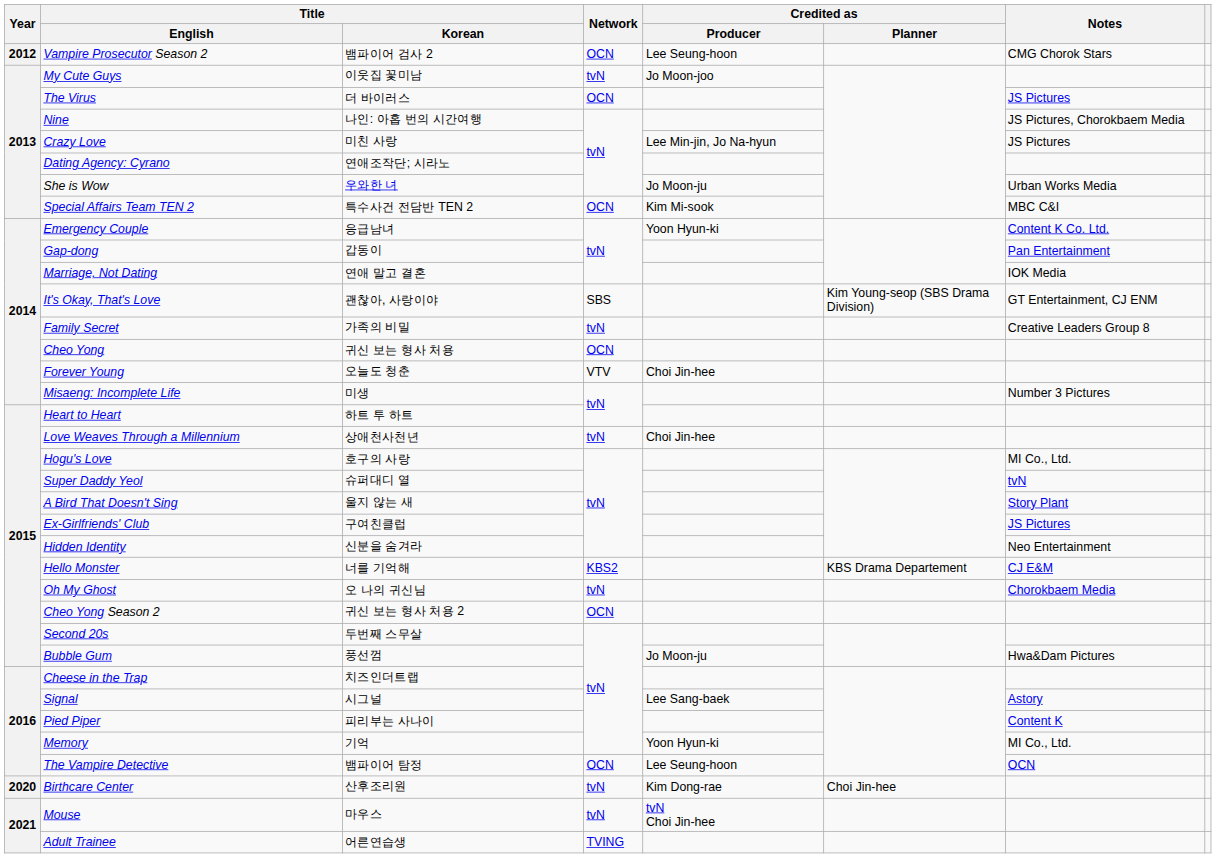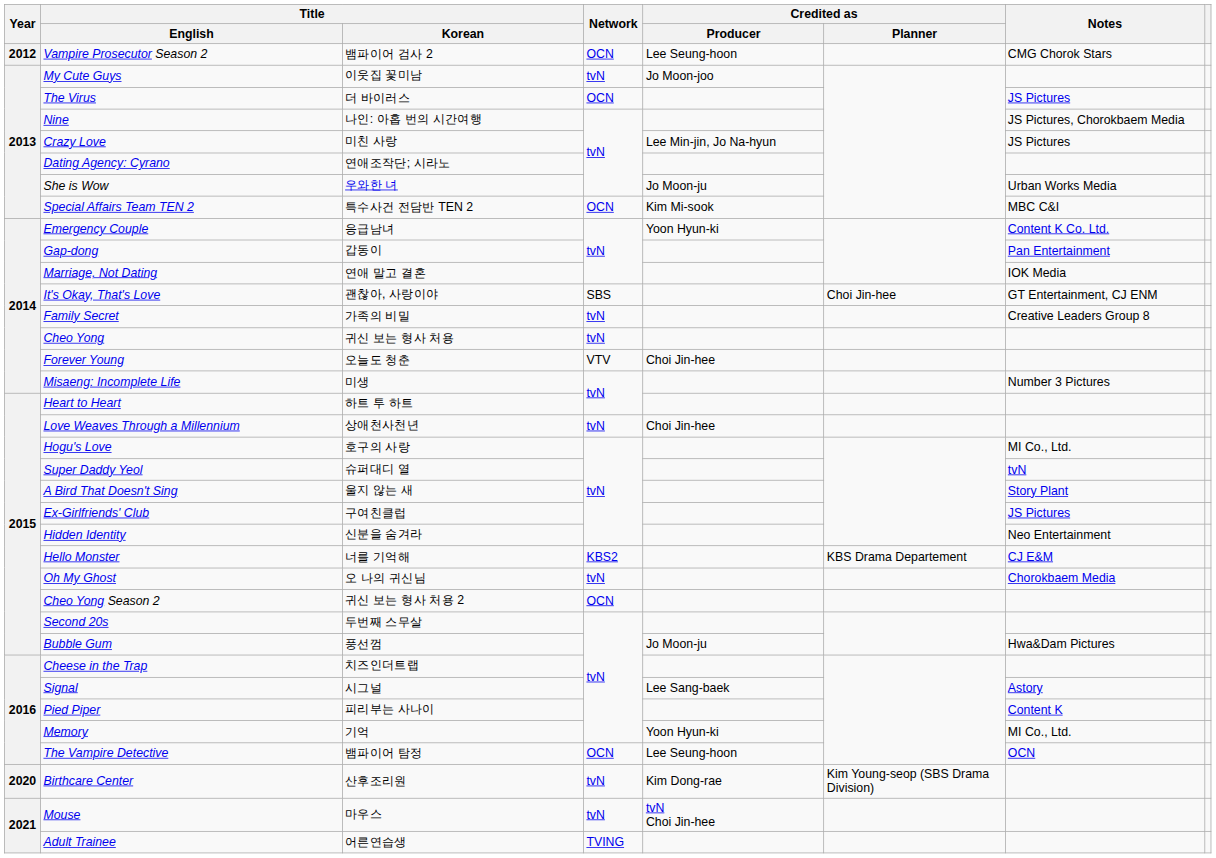(908, 300) Kim Young-seop (SBS Drama Division) -> (861, 294) Choi Jin-hee
(600, 350) OCN -> (596, 338) tvN
(861, 787) Choi Jin-hee -> (908, 781) Kim Young-seop (SBS Drama Division)
